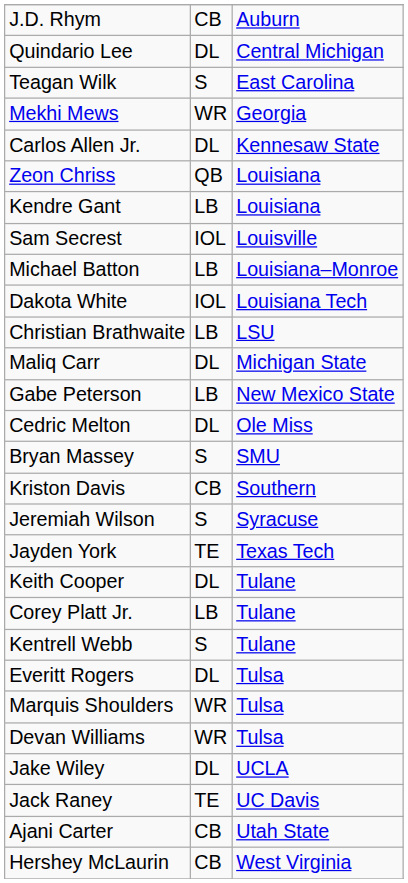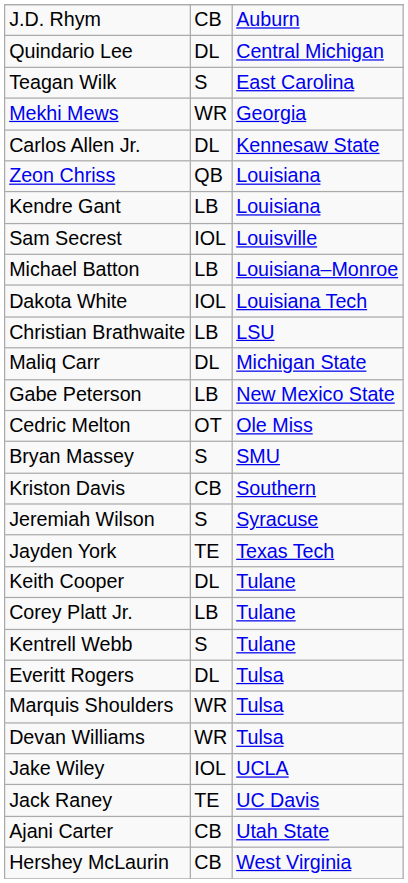(207, 425) DL -> (208, 425) OT
(207, 769) DL -> (210, 769) IOL
